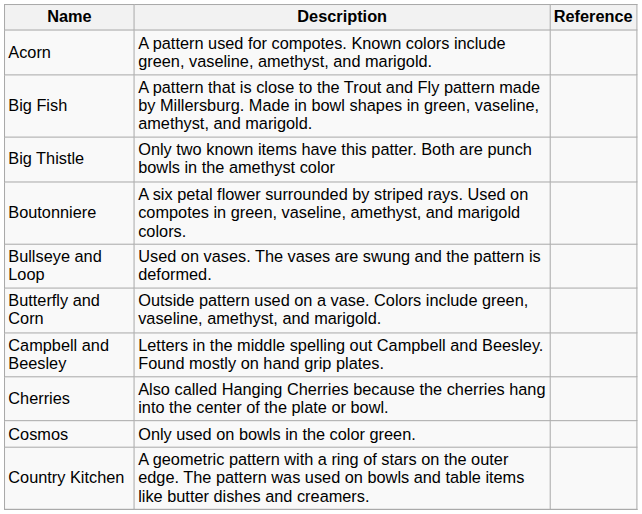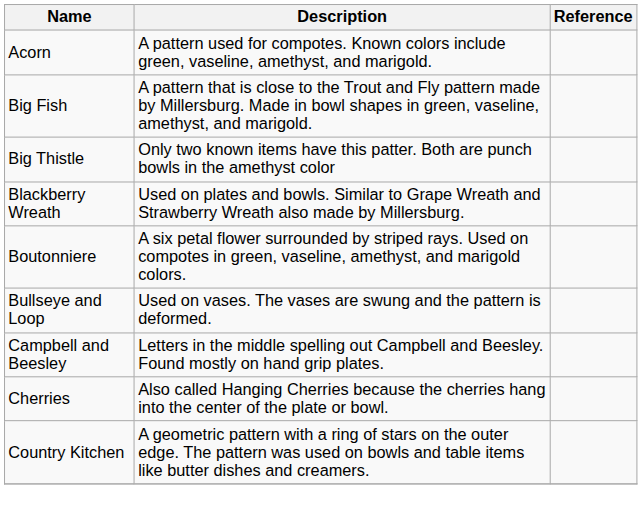+ row: (47, 203)
- row: (54, 310)
- row: (38, 433)
